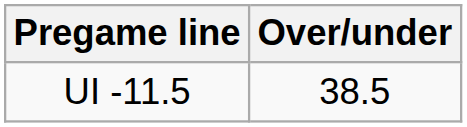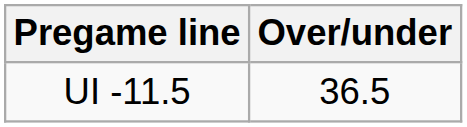(355, 91) 38.5 -> (355, 91) 36.5
